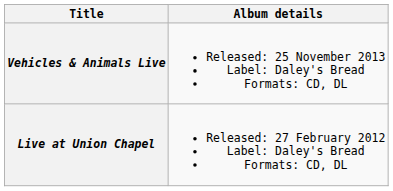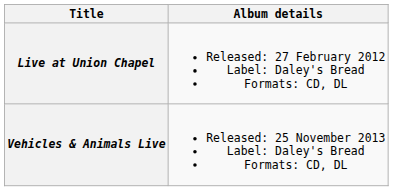rows swapped: (86, 145) <-> (86, 64)
